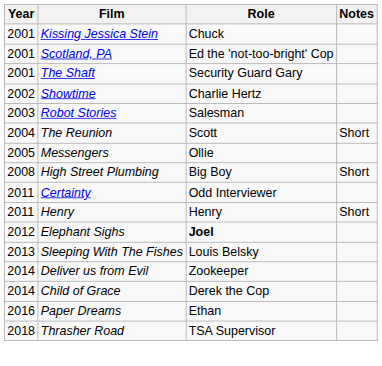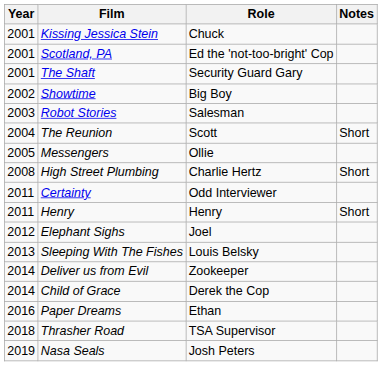(225, 93) Charlie Hertz -> (210, 93) Big Boy
(210, 172) Big Boy -> (225, 172) Charlie Hertz
(201, 232) bold -> (200, 232) normal
+ row: (73, 350)
